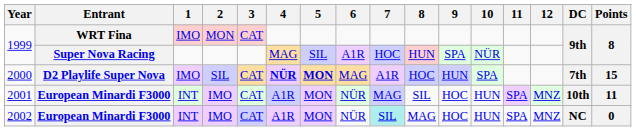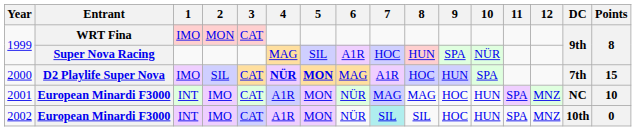(422, 95) SIL -> (422, 95) MAG
(578, 95) 10th -> (578, 95) NC
(611, 95) 11 -> (611, 95) 10
(422, 115) MAG -> (422, 115) SIL
(578, 115) NC -> (578, 115) 10th
